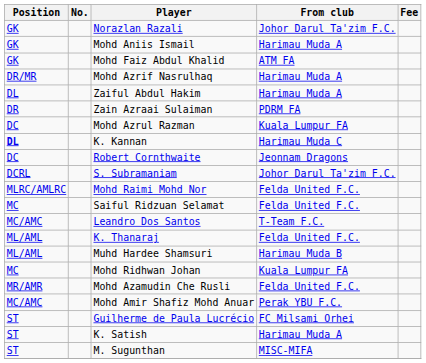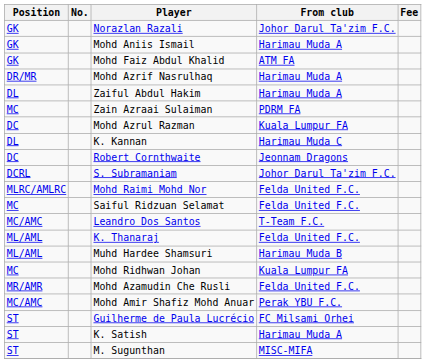(13, 109) DR -> (13, 109) MC
(13, 141) bold -> (13, 141) normal
